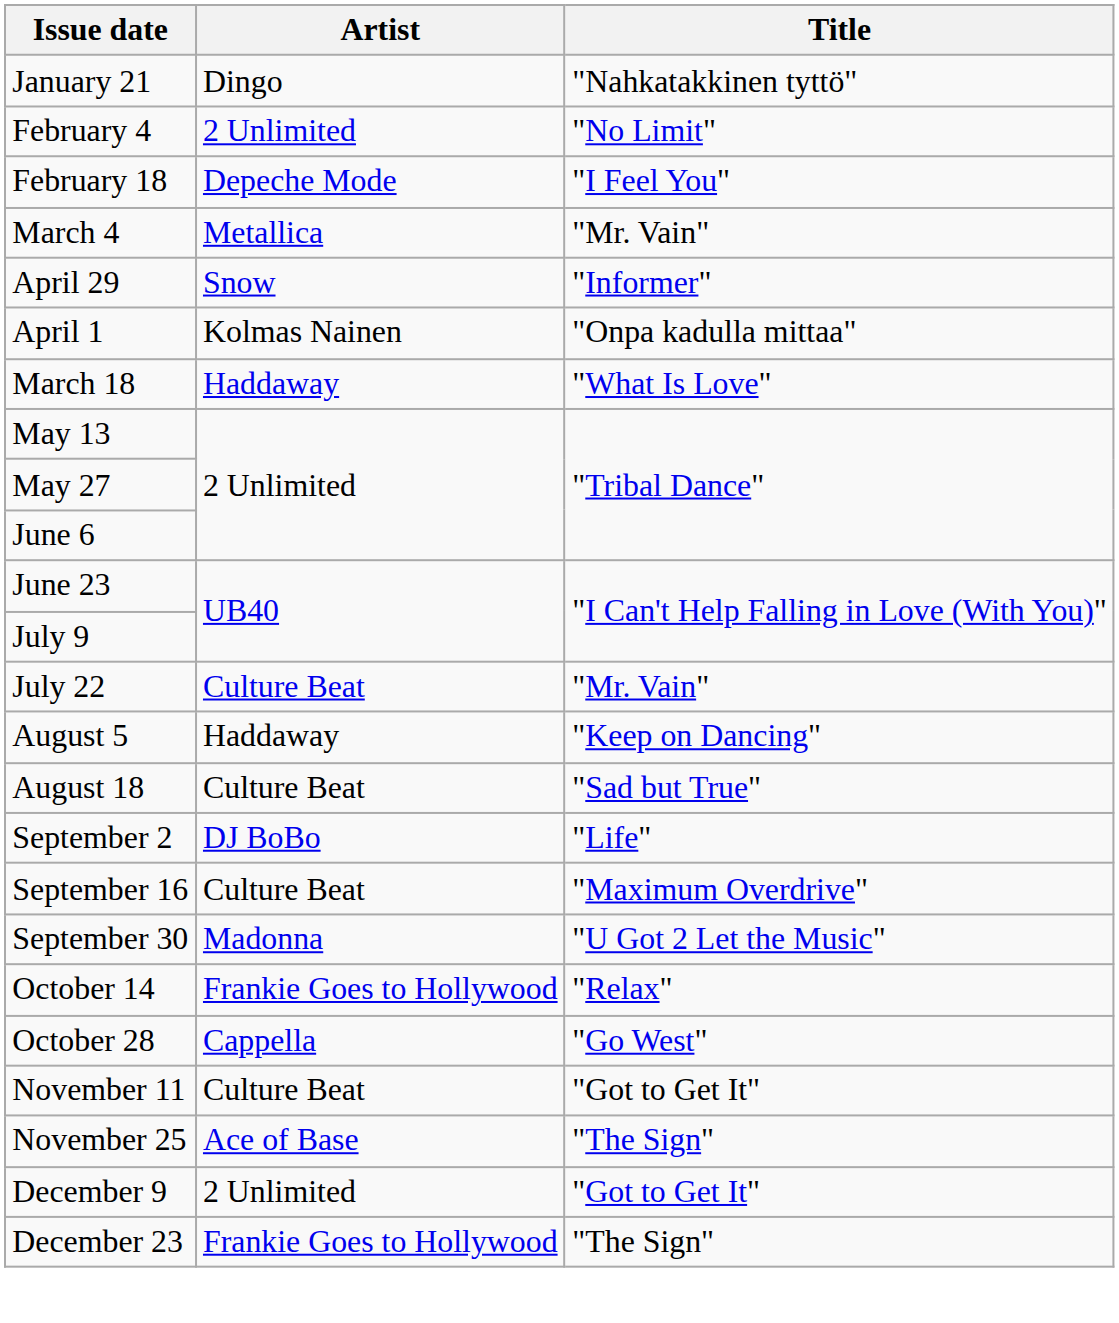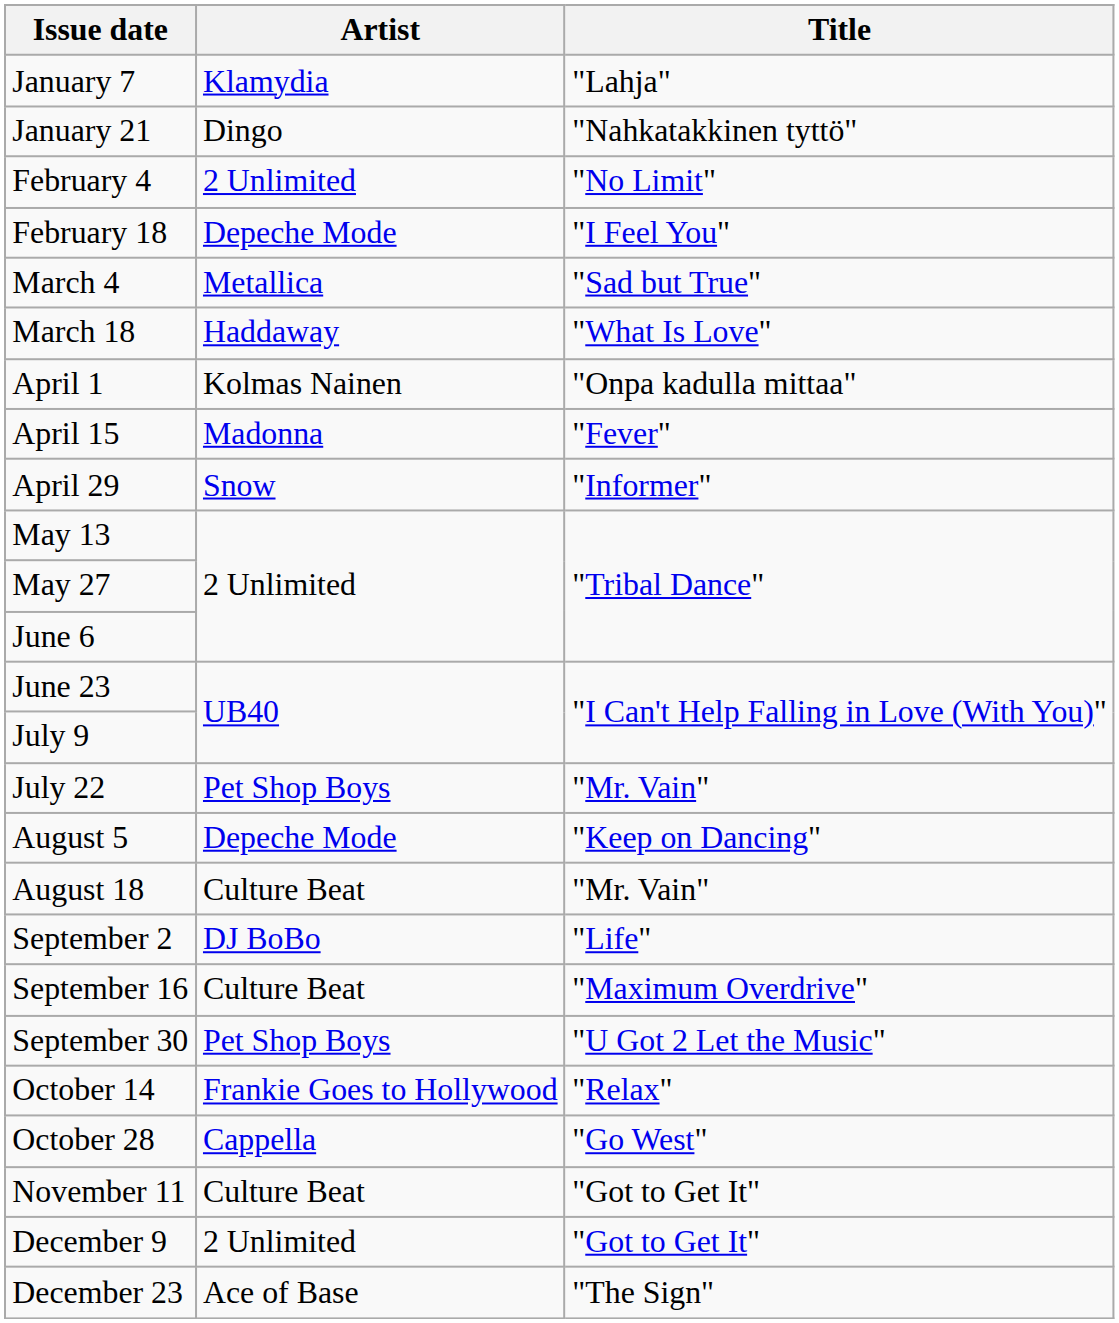+ row: (74, 80)
(641, 231) "Mr. Vain" -> (667, 282) "Sad but True"
rows swapped: (74, 383) <-> (66, 282)
+ row: (66, 433)
(284, 686) Culture Beat -> (297, 787) Pet Shop Boys
(271, 736) Haddaway -> (300, 837) Depeche Mode
(667, 787) "Sad but True" -> (641, 888) "Mr. Vain"
(263, 938) Madonna -> (297, 1039) Pet Shop Boys
- row: (99, 1140)
(380, 1241) Frankie Goes to Hollywood -> (281, 1292) Ace of Base
